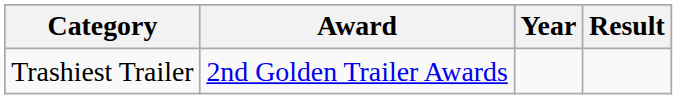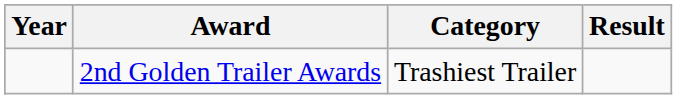columns swapped: (548, 26) <-> (102, 26)
